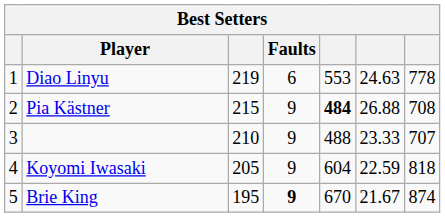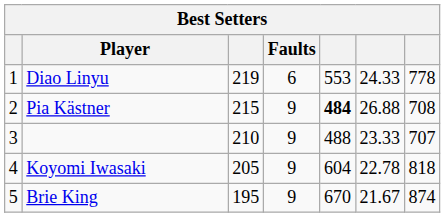(380, 79) 24.63 -> (380, 79) 24.33
(380, 168) 22.59 -> (380, 168) 22.78
(292, 197) bold -> (292, 197) normal
